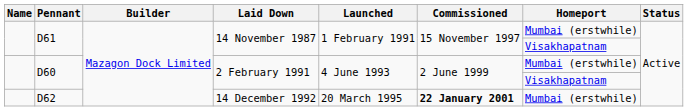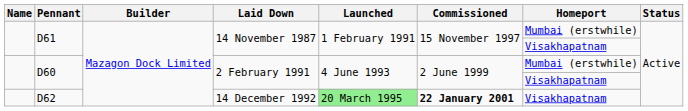(362, 98) no background -> (362, 98) lightgreen background
(581, 98) Mumbai (erstwhile) -> (566, 98) Visakhapatnam
